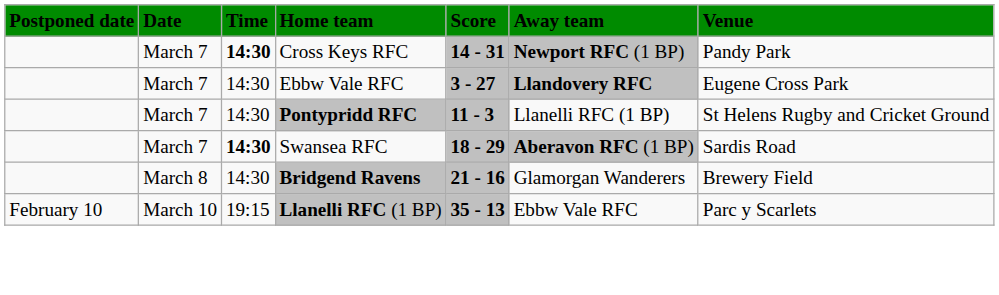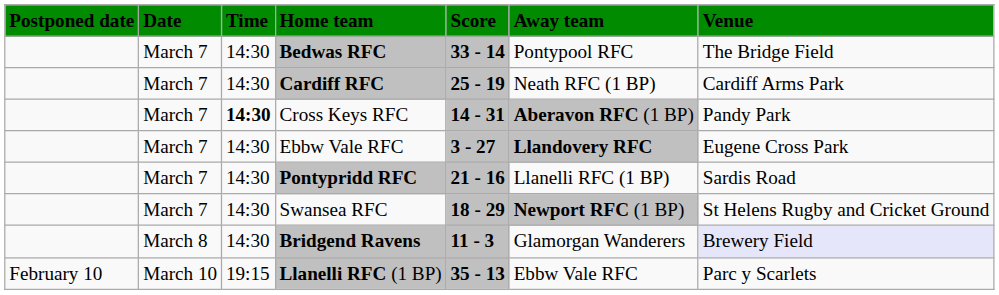+ row: (333, 51)
+ row: (332, 83)
(599, 51) Newport RFC (1 BP) -> (604, 115) Aberavon RFC (1 BP)
(472, 115) 11 - 3 -> (478, 178) 21 - 16
(846, 115) St Helens Rugby and Cricket Ground -> (749, 178) Sardis Road
(248, 146) bold -> (248, 209) normal
(604, 146) Aberavon RFC (1 BP) -> (599, 209) Newport RFC (1 BP)
(749, 146) Sardis Road -> (846, 209) St Helens Rugby and Cricket Ground
(478, 178) 21 - 16 -> (472, 241) 11 - 3
(758, 178) no background -> (758, 241) lavender background
